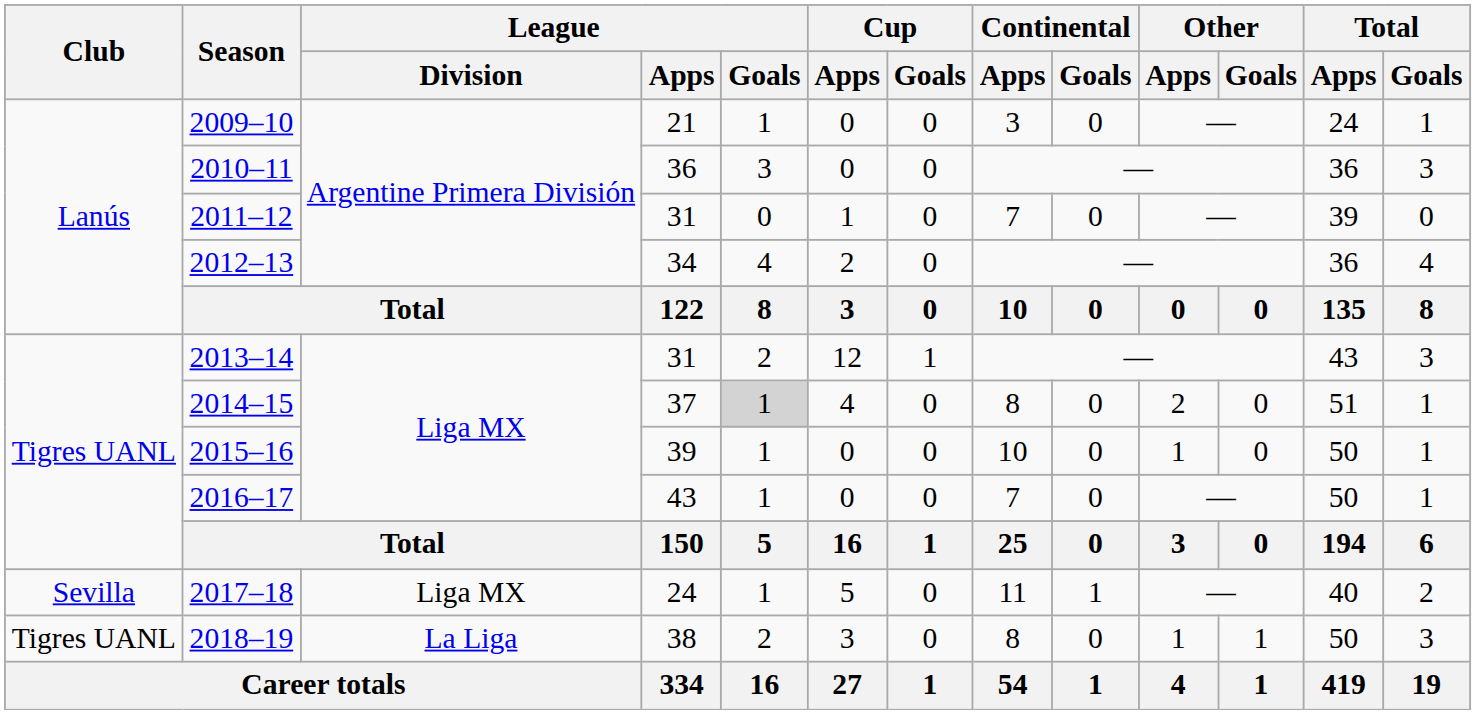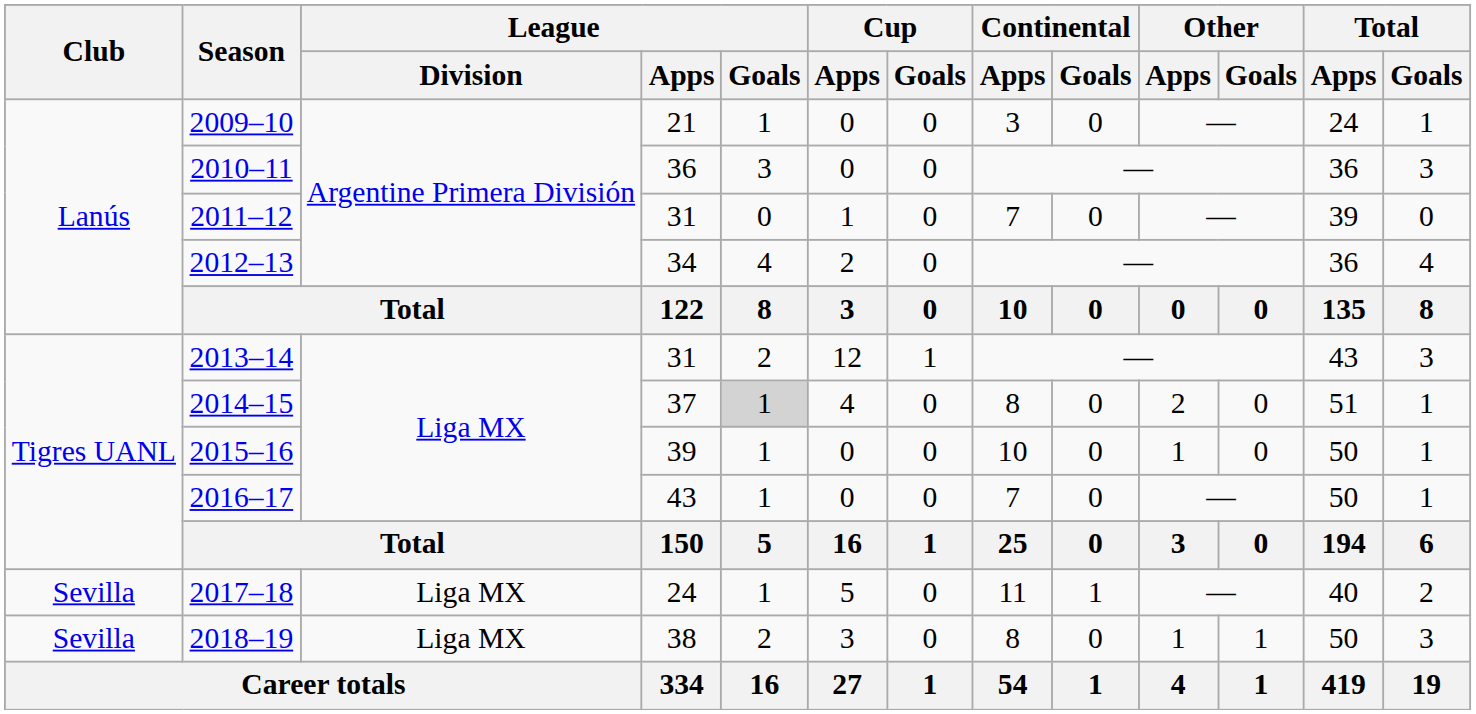(94, 638) Tigres UANL -> (94, 638) Sevilla
(471, 638) La Liga -> (471, 638) Liga MX
